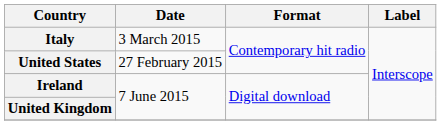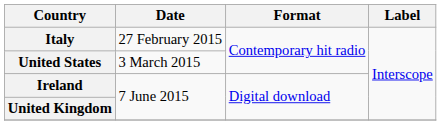(159, 39) 3 March 2015 -> (170, 39) 27 February 2015
(170, 62) 27 February 2015 -> (159, 62) 3 March 2015
